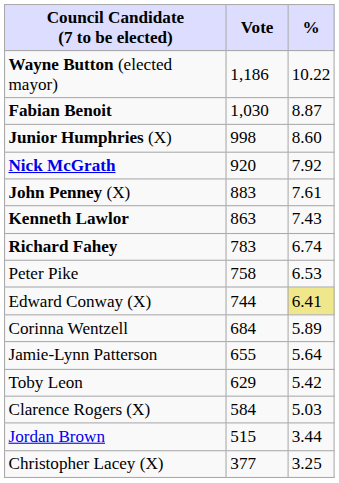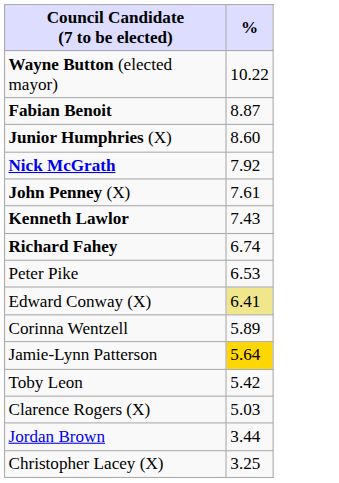- column: (257, 27)
(307, 355) no background -> (245, 355) gold background
